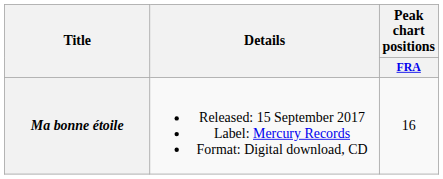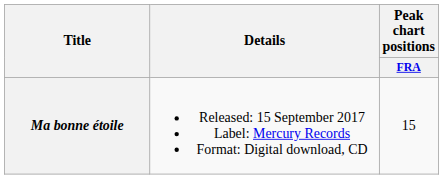(409, 125) 16 -> (409, 125) 15
